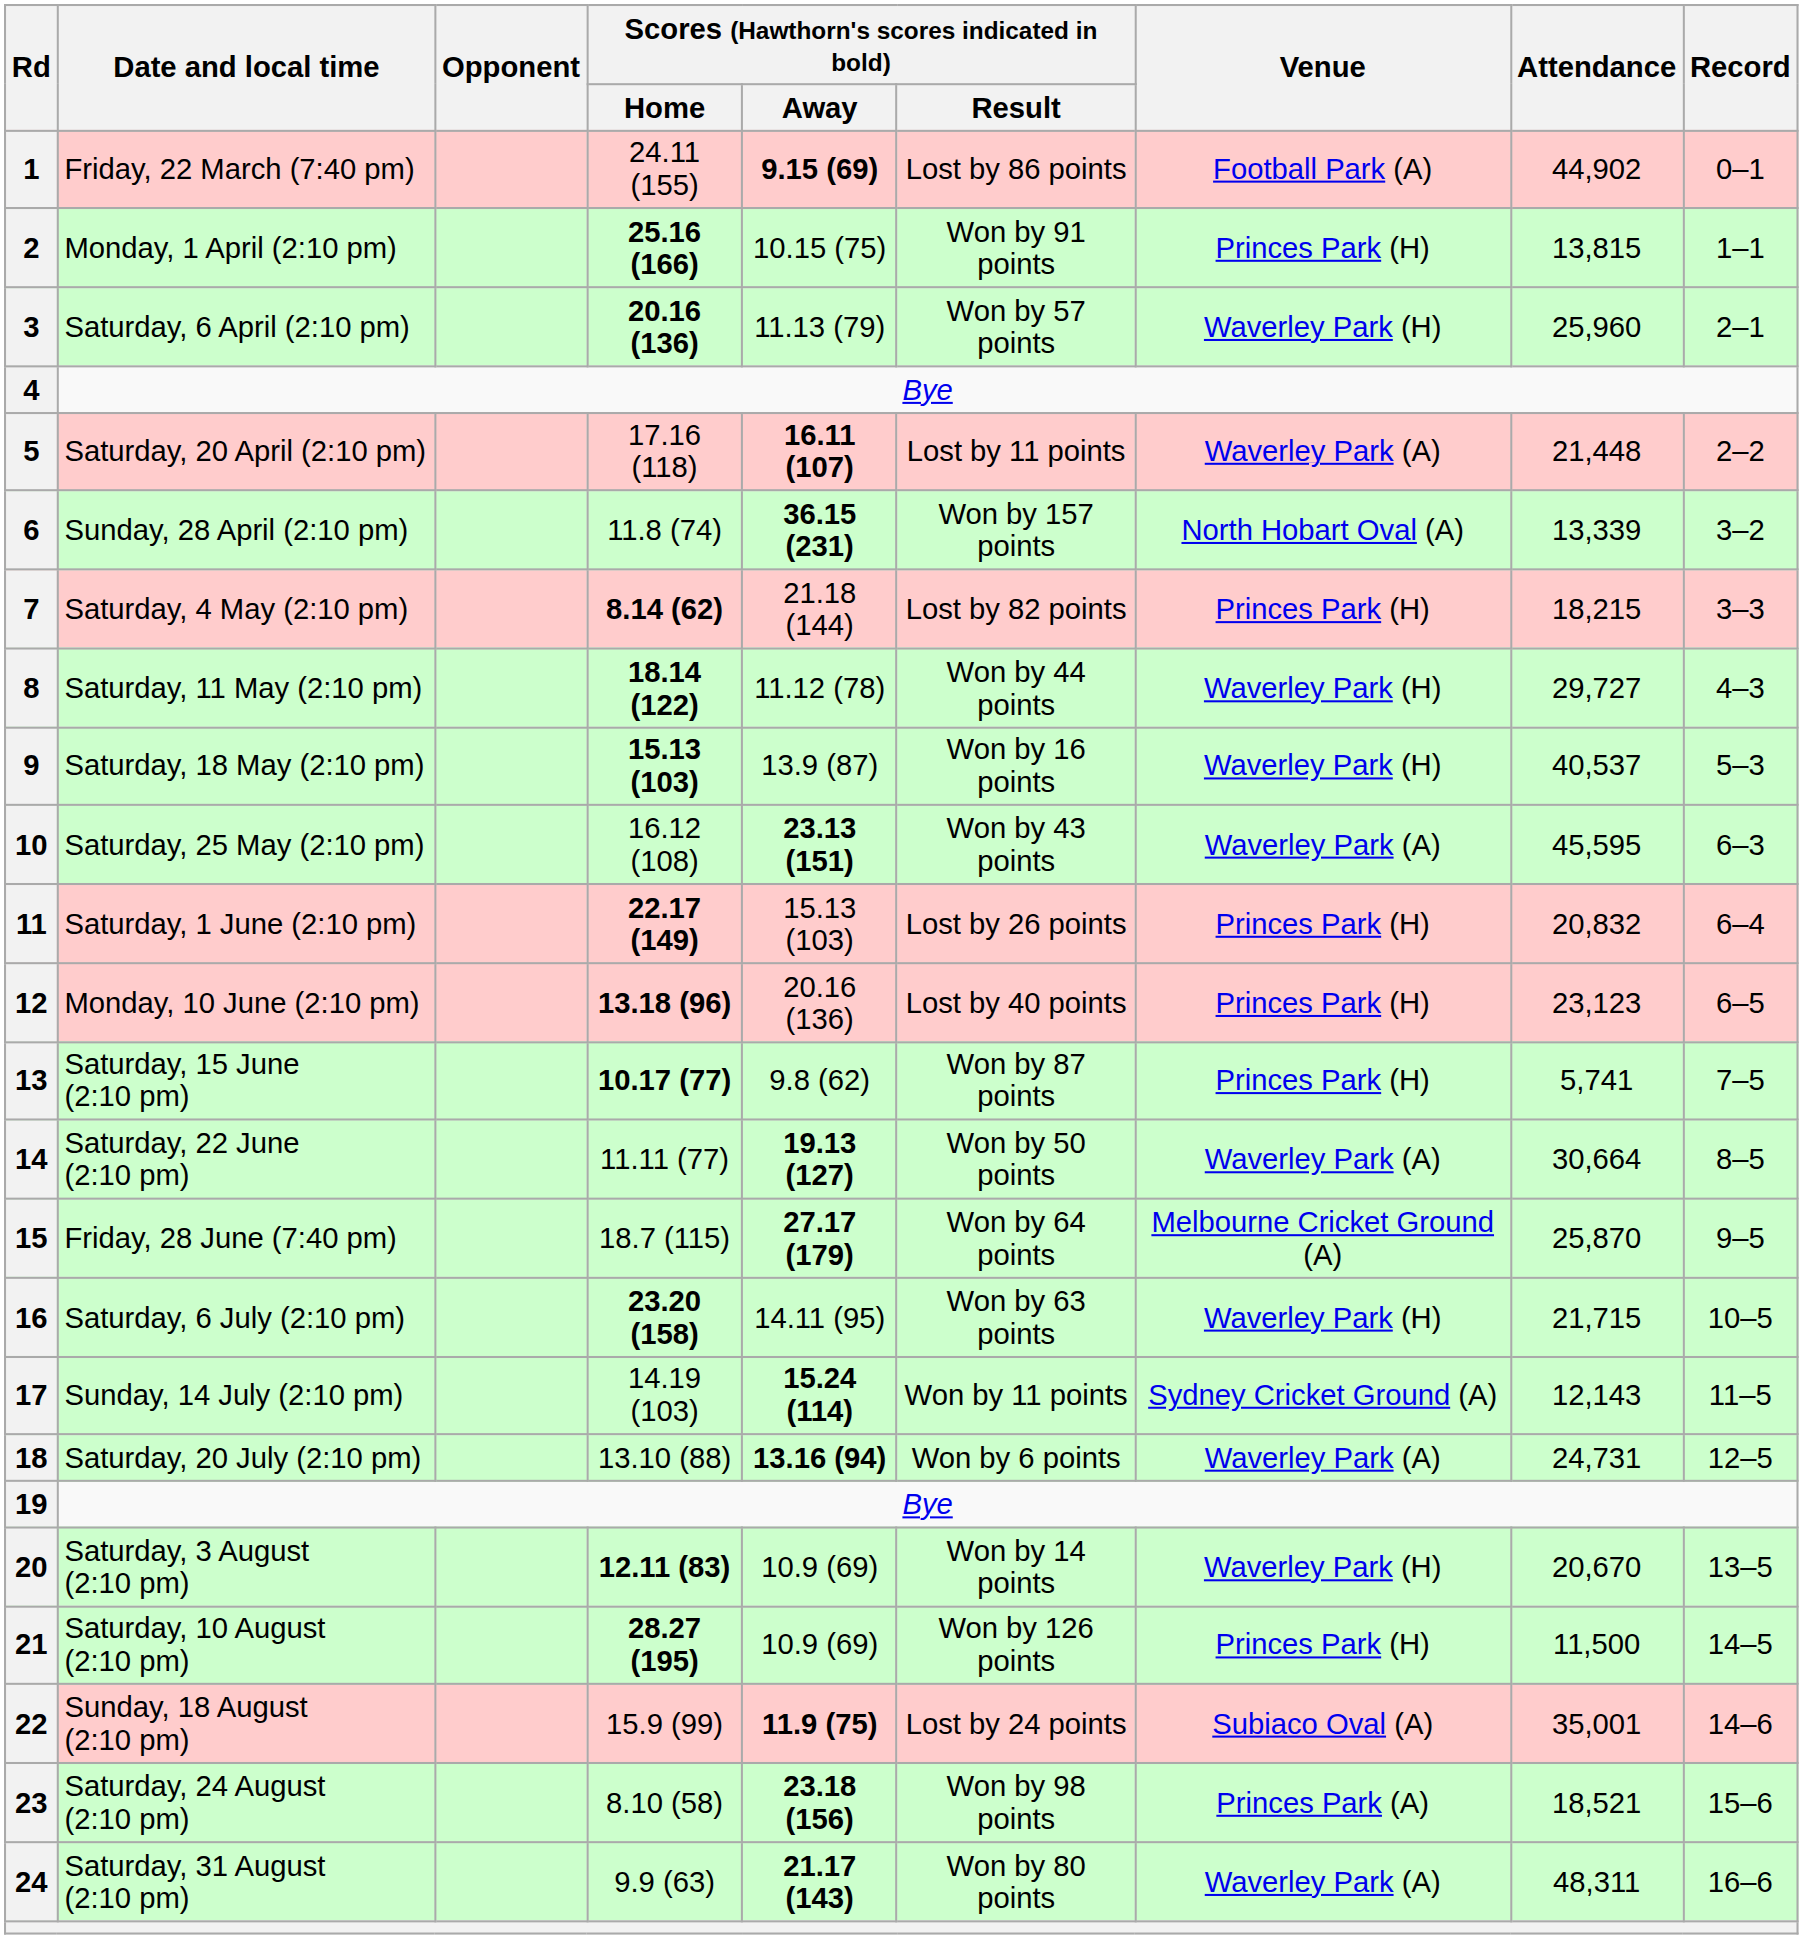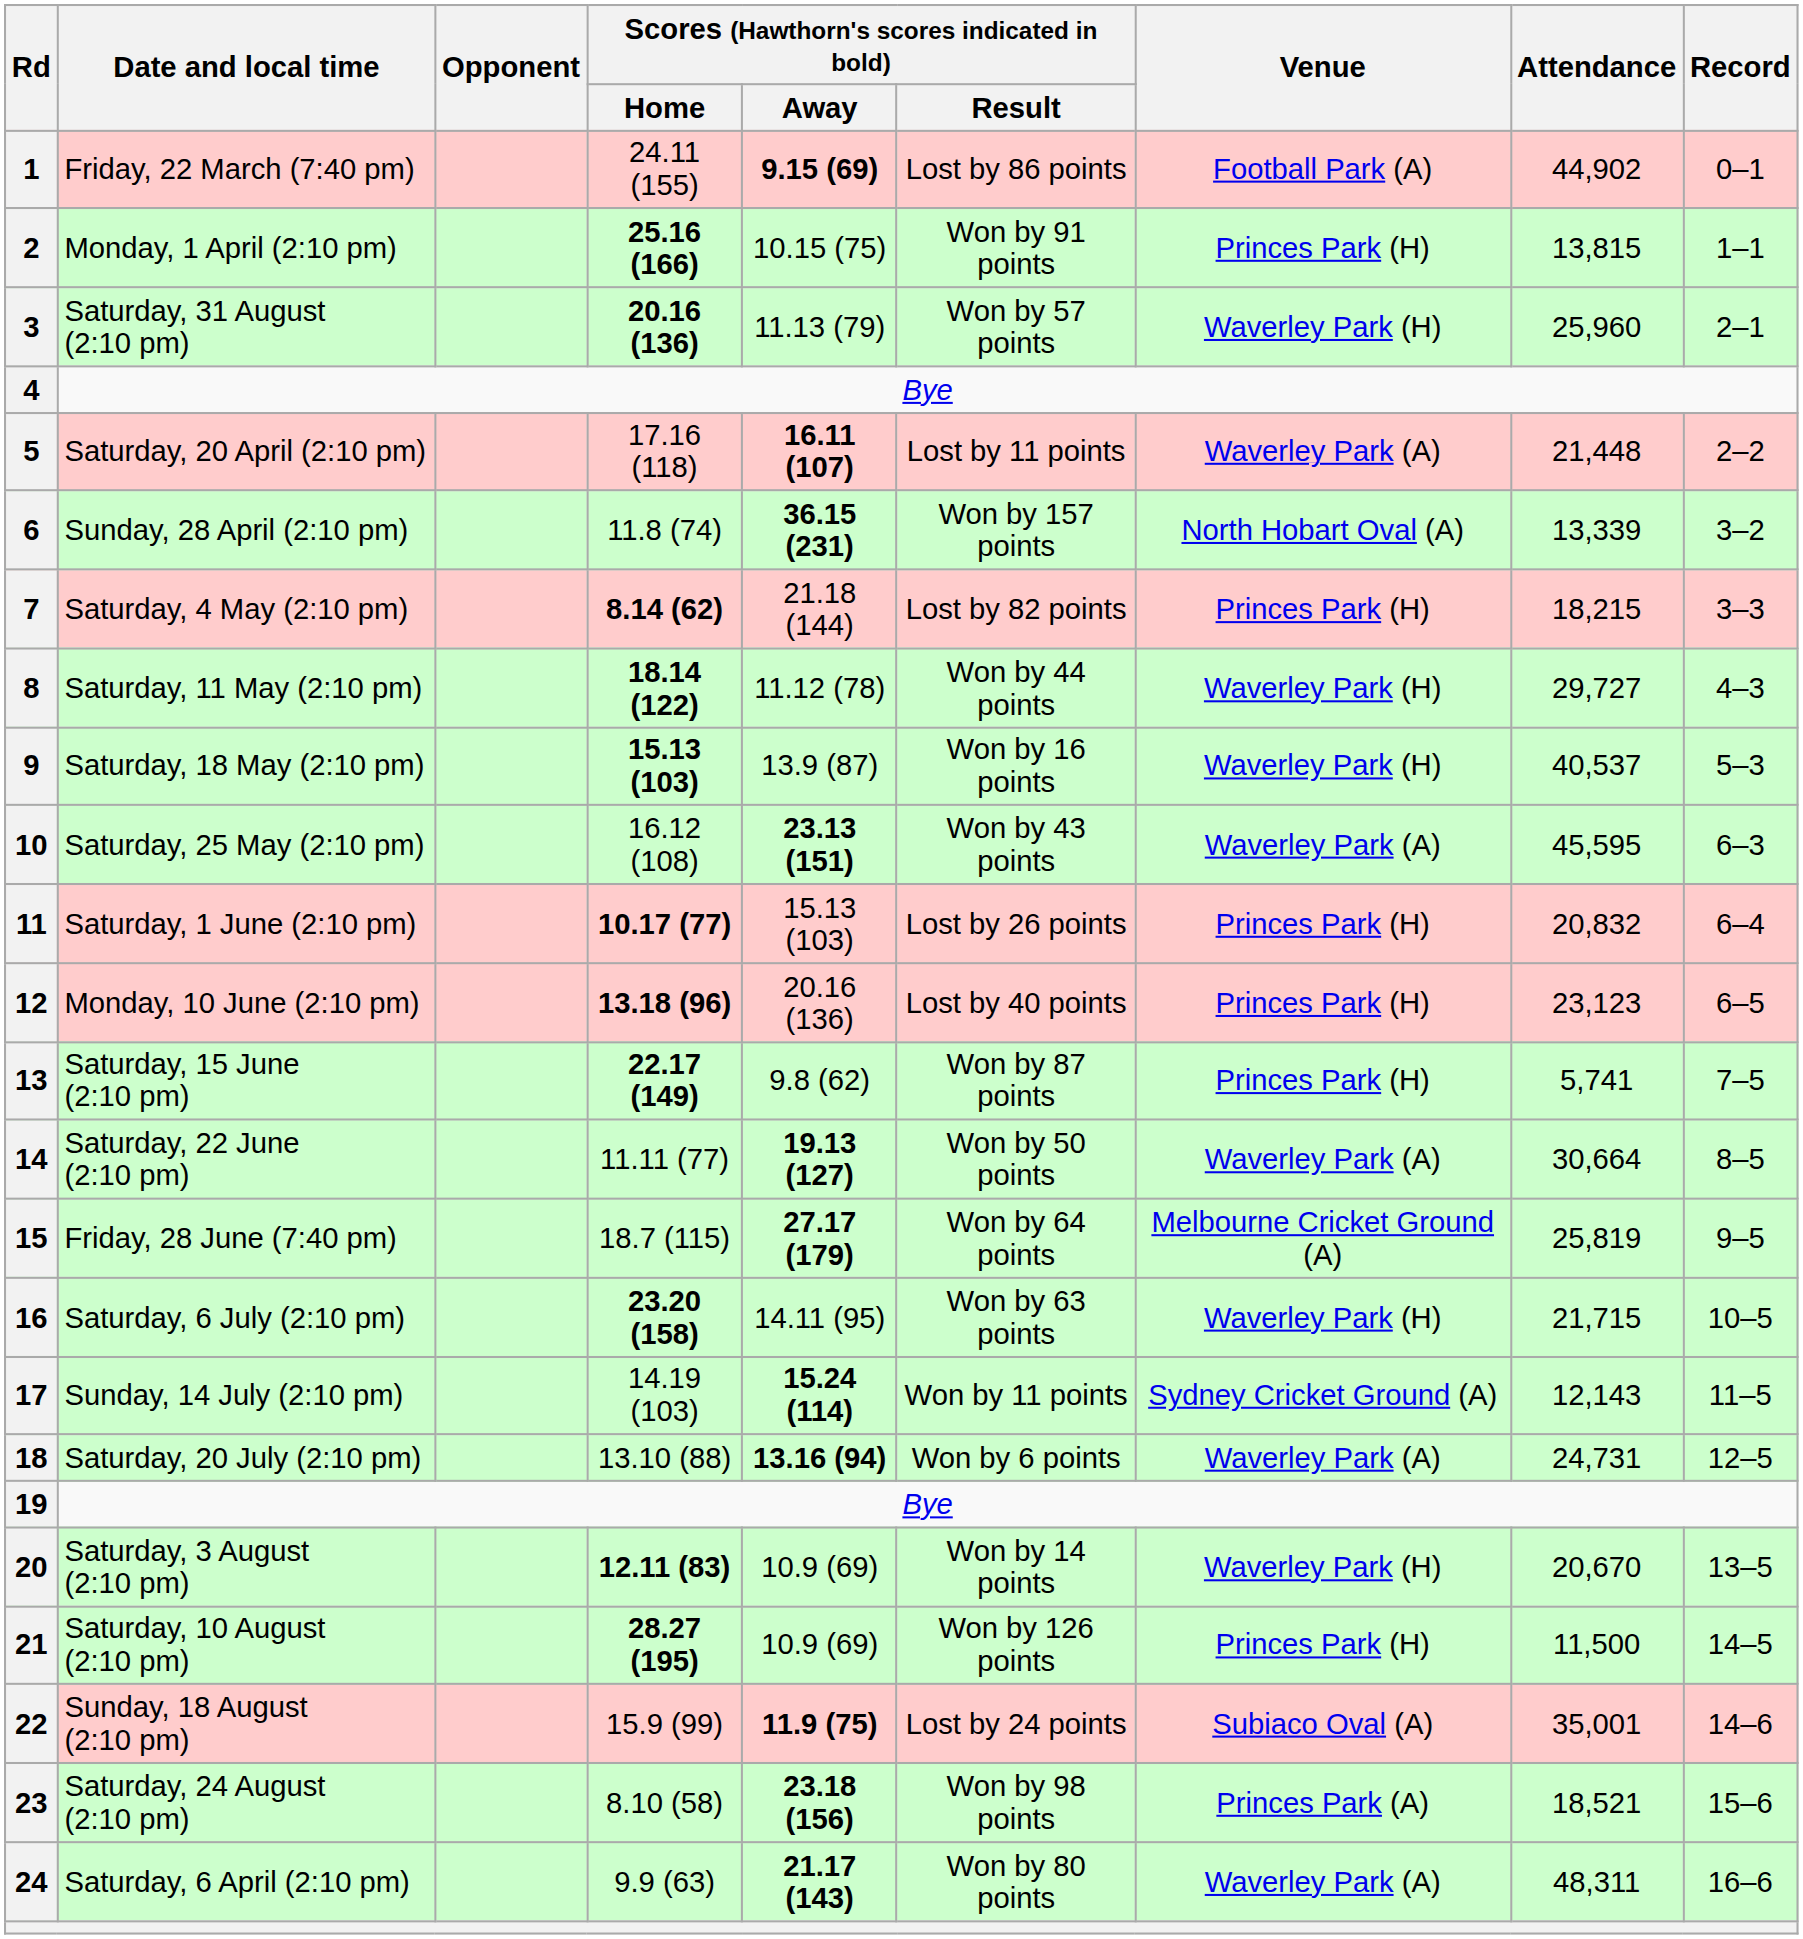(237, 327) Saturday, 6 April (2:10 pm) -> (195, 327) Saturday, 31 August (2:10 pm)
(665, 924) 22.17 (149) -> (665, 924) 10.17 (77)
(665, 1081) 10.17 (77) -> (665, 1081) 22.17 (149)
(1597, 1238) 25,870 -> (1597, 1238) 25,819
(195, 1881) Saturday, 31 August (2:10 pm) -> (237, 1881) Saturday, 6 April (2:10 pm)
